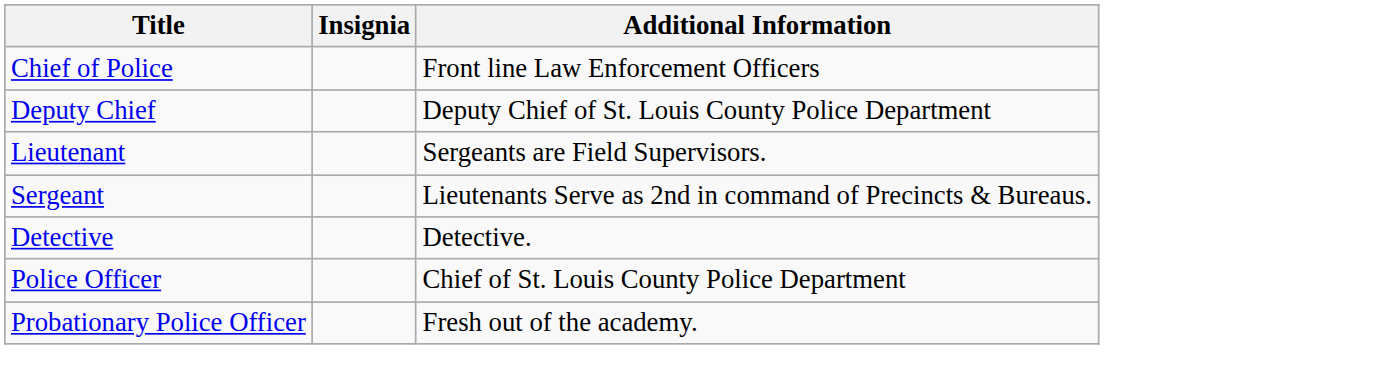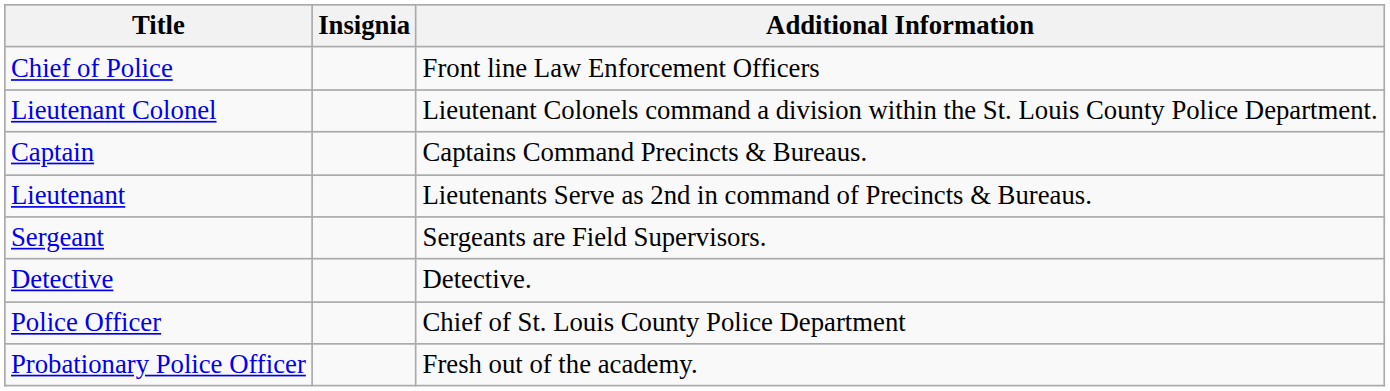- row: (83, 110)
+ row: (114, 110)
+ row: (53, 152)
(594, 152) Sergeants are Field Supervisors. -> (757, 195) Lieutenants Serve as 2nd in command of Precincts & Bureaus.
(757, 195) Lieutenants Serve as 2nd in command of Precincts & Bureaus. -> (594, 237) Sergeants are Field Supervisors.
